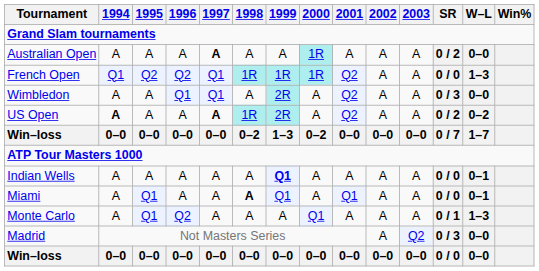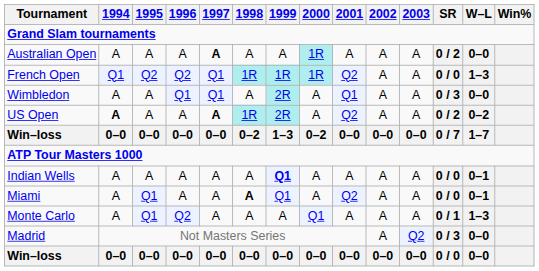(349, 94) Q2 -> (349, 94) Q1
(349, 195) Q1 -> (349, 195) Q2
